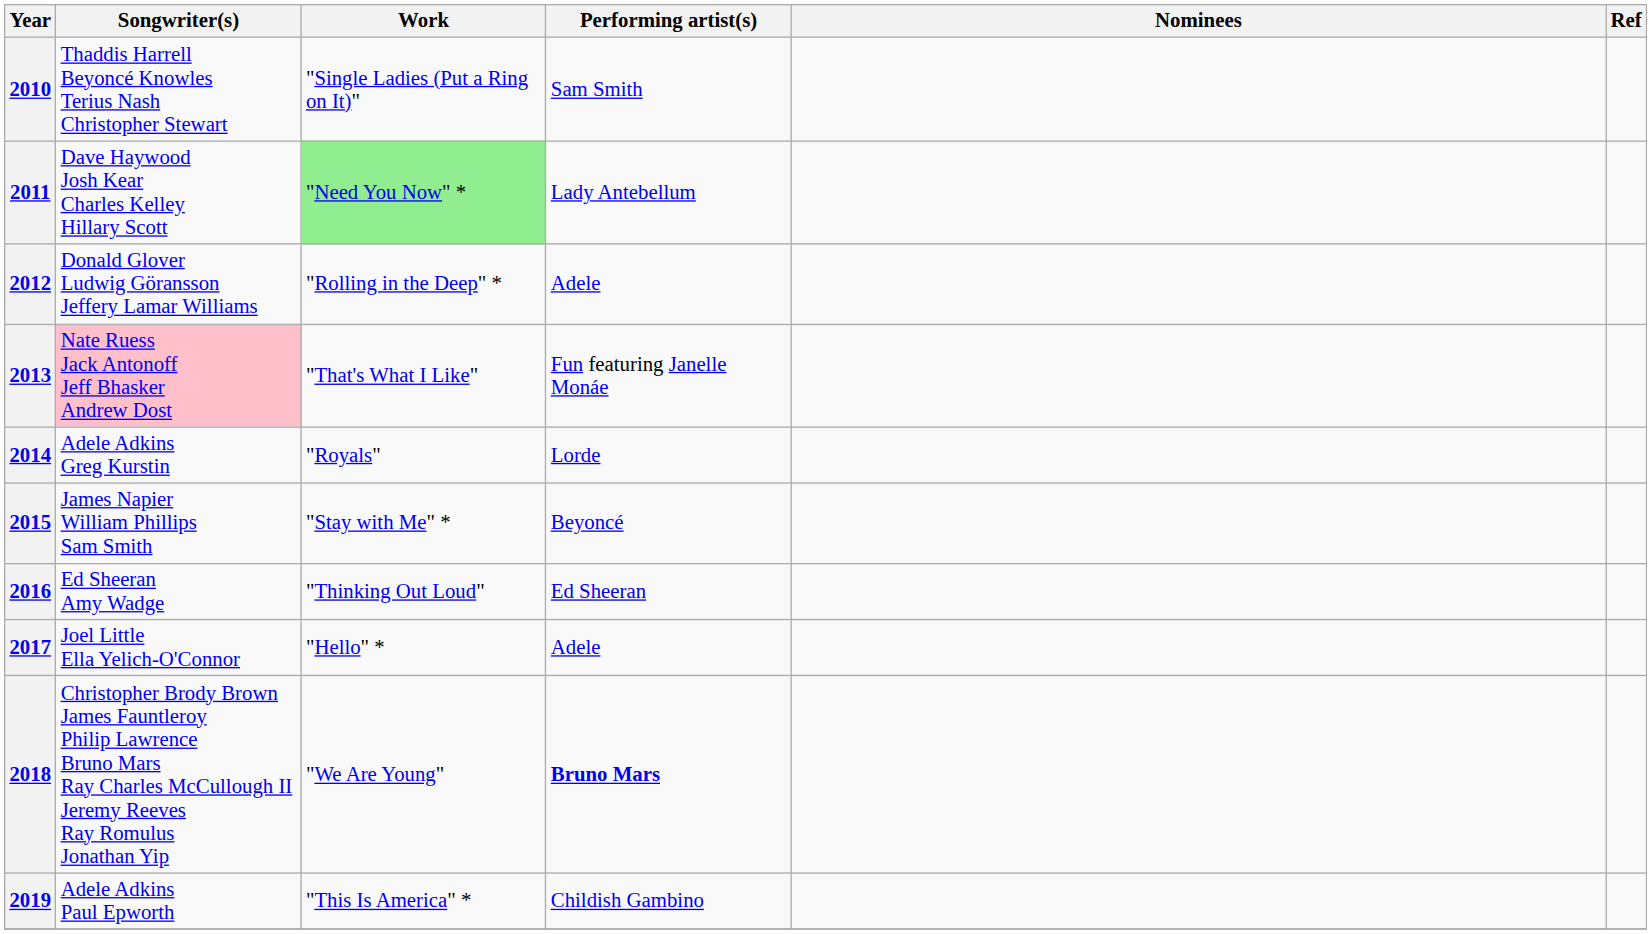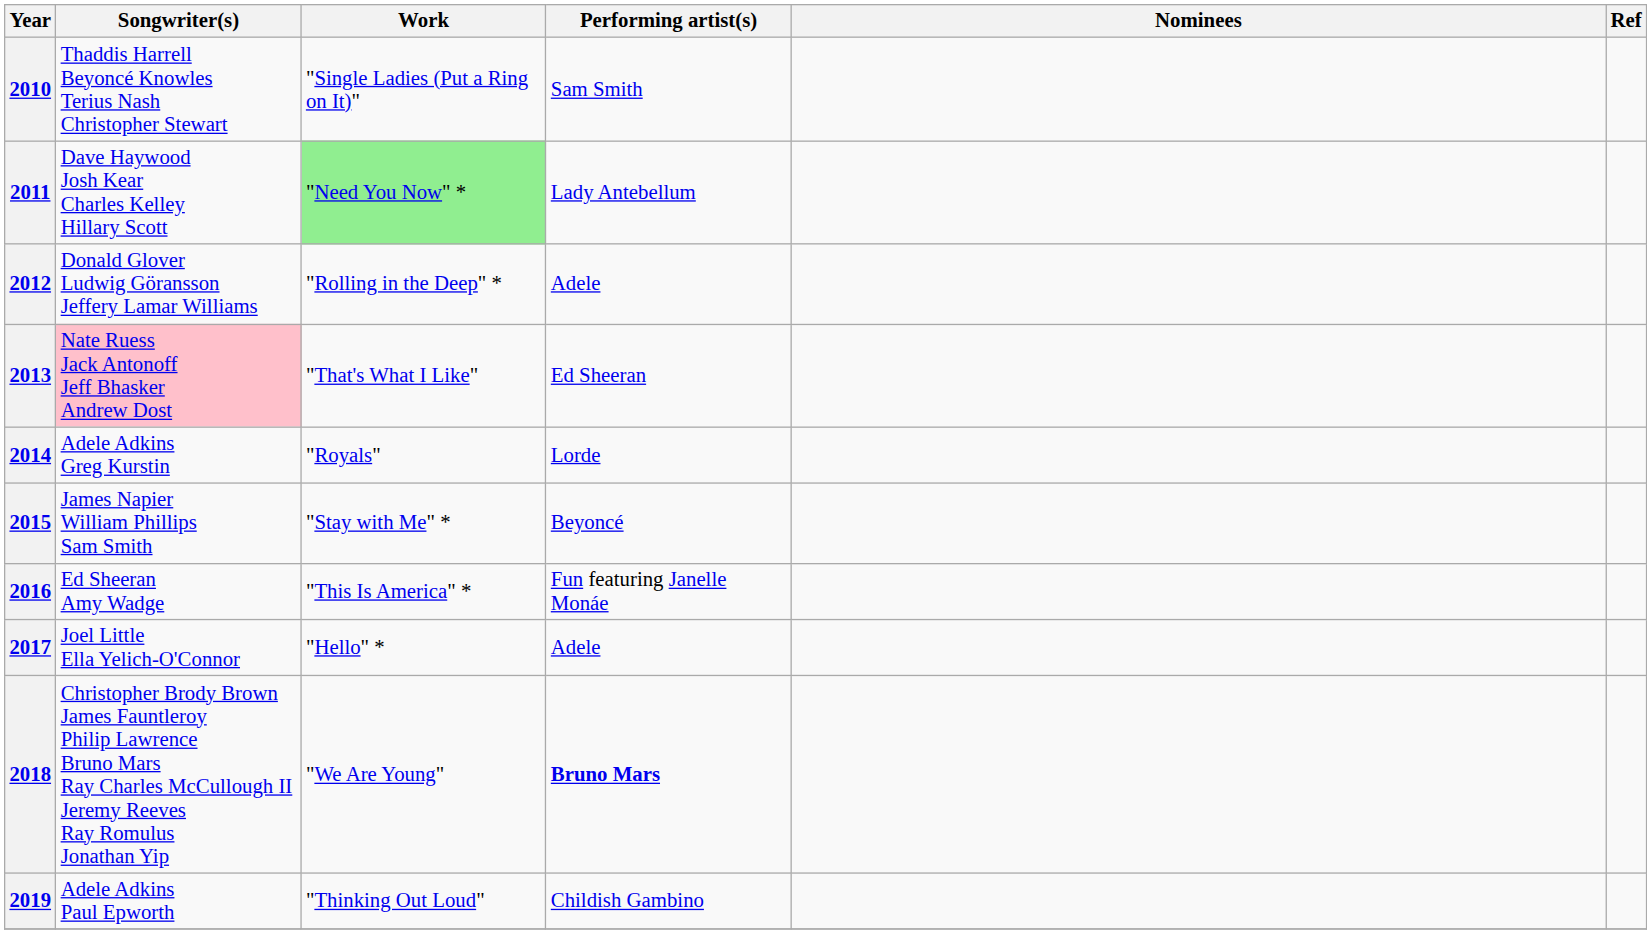(639, 375) Fun featuring Janelle Monáe -> (598, 375) Ed Sheeran
(395, 591) "Thinking Out Loud" -> (389, 591) "This Is America" *
(598, 591) Ed Sheeran -> (639, 591) Fun featuring Janelle Monáe
(389, 900) "This Is America" * -> (395, 900) "Thinking Out Loud"
